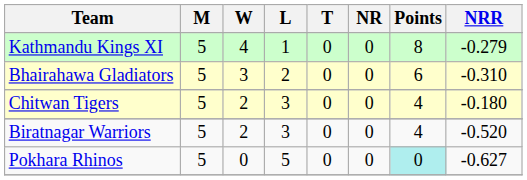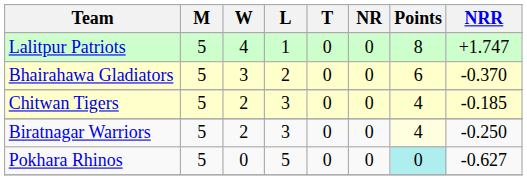+ row: (67, 47)
- row: (86, 47)
(484, 75) -0.310 -> (484, 75) -0.370
(484, 103) -0.180 -> (484, 103) -0.185
(418, 132) no background -> (418, 132) lightyellow background
(484, 132) -0.520 -> (484, 132) -0.250
